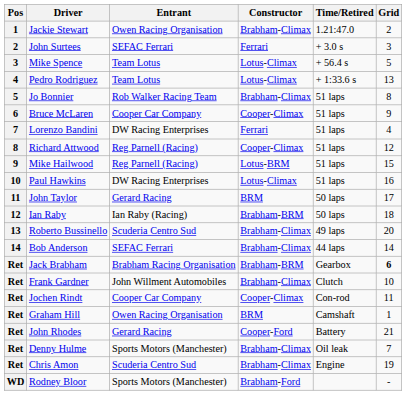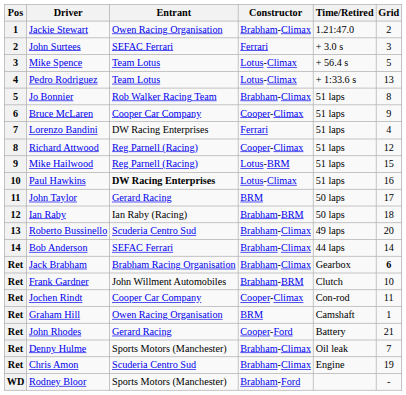(160, 181) normal -> (164, 181) bold
(272, 264) Brabham-BRM -> (276, 264) Brabham-Climax
(276, 281) Brabham-Climax -> (272, 281) Brabham-BRM
